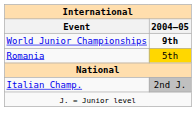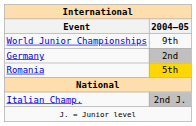(170, 41) bold -> (170, 41) normal
+ row: (25, 56)
